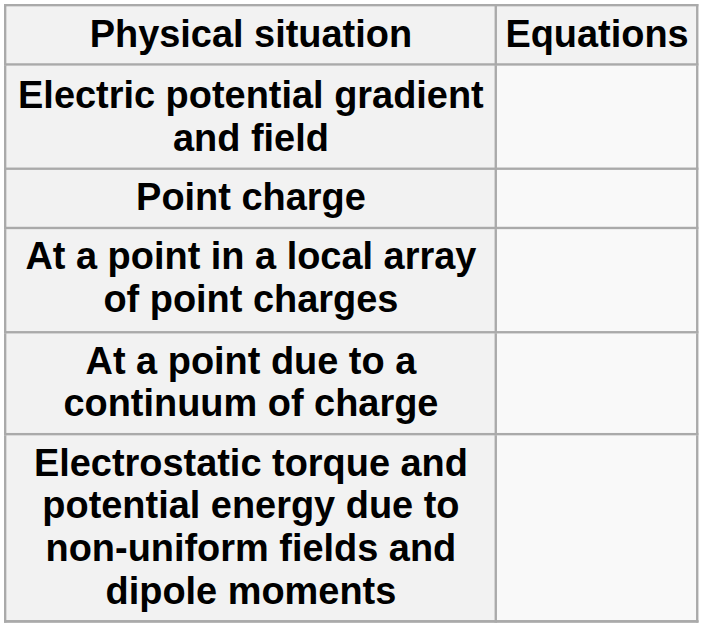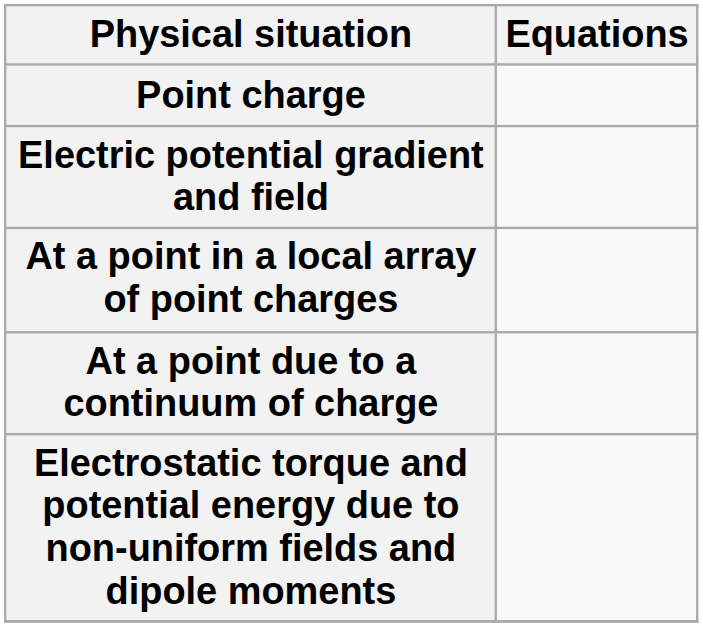rows swapped: (251, 116) <-> (251, 197)
